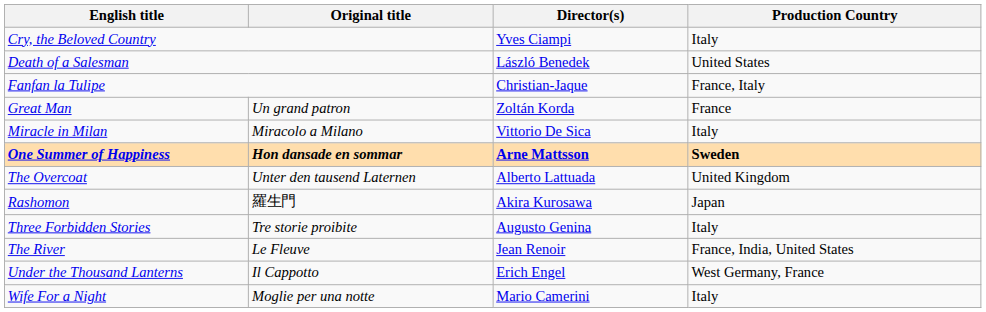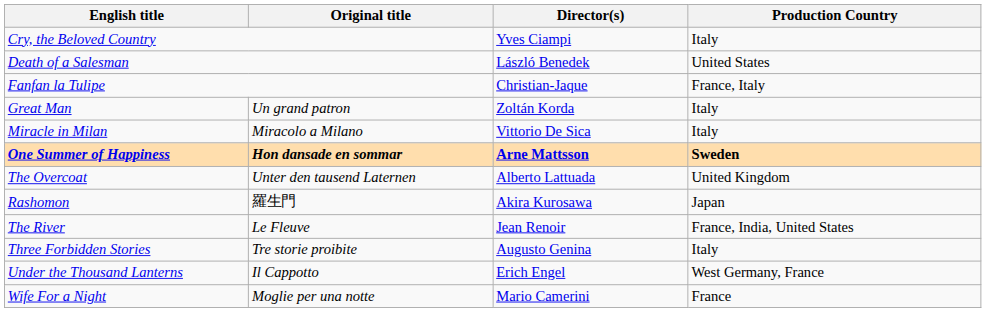(711, 108) France -> (705, 108) Italy
rows swapped: (36, 249) <-> (79, 226)
(705, 295) Italy -> (711, 295) France
